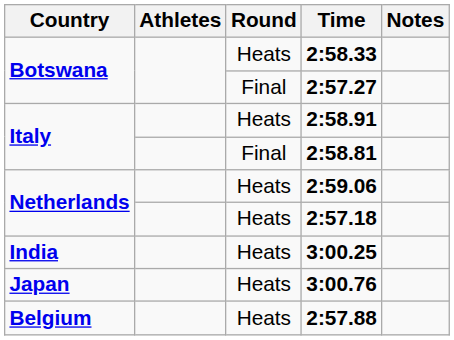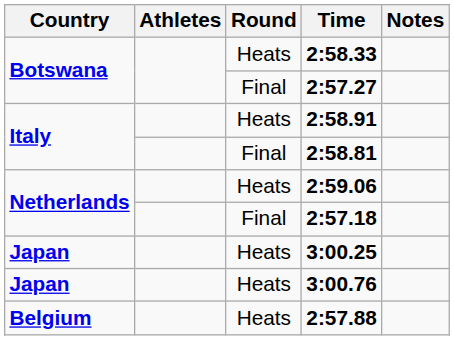(264, 218) Heats -> (264, 218) Final
(34, 251) India -> (40, 251) Japan
